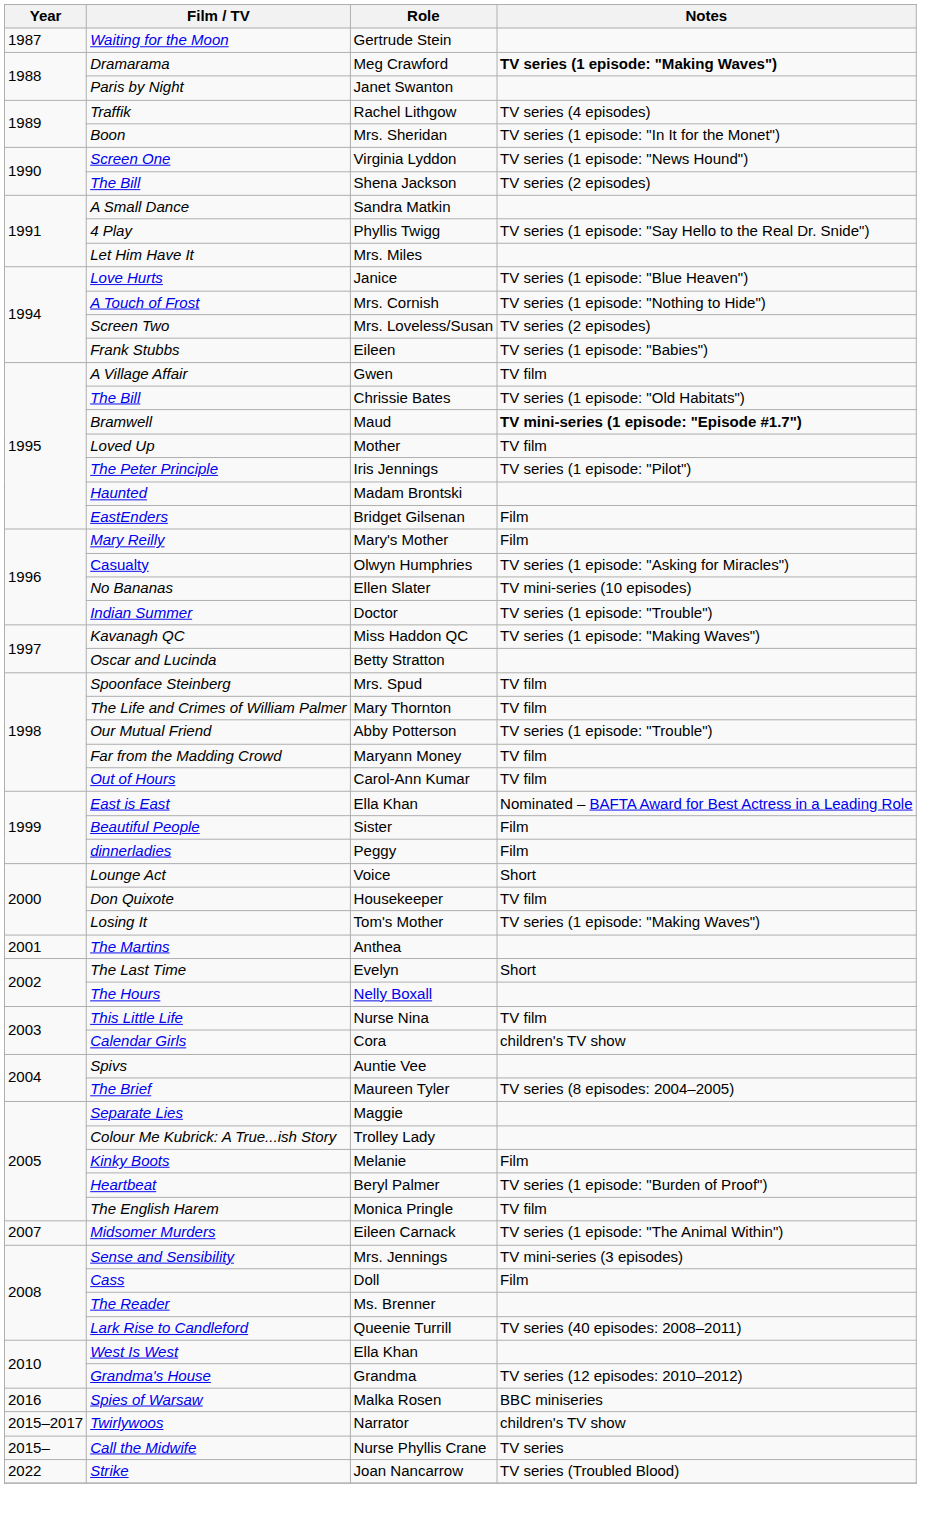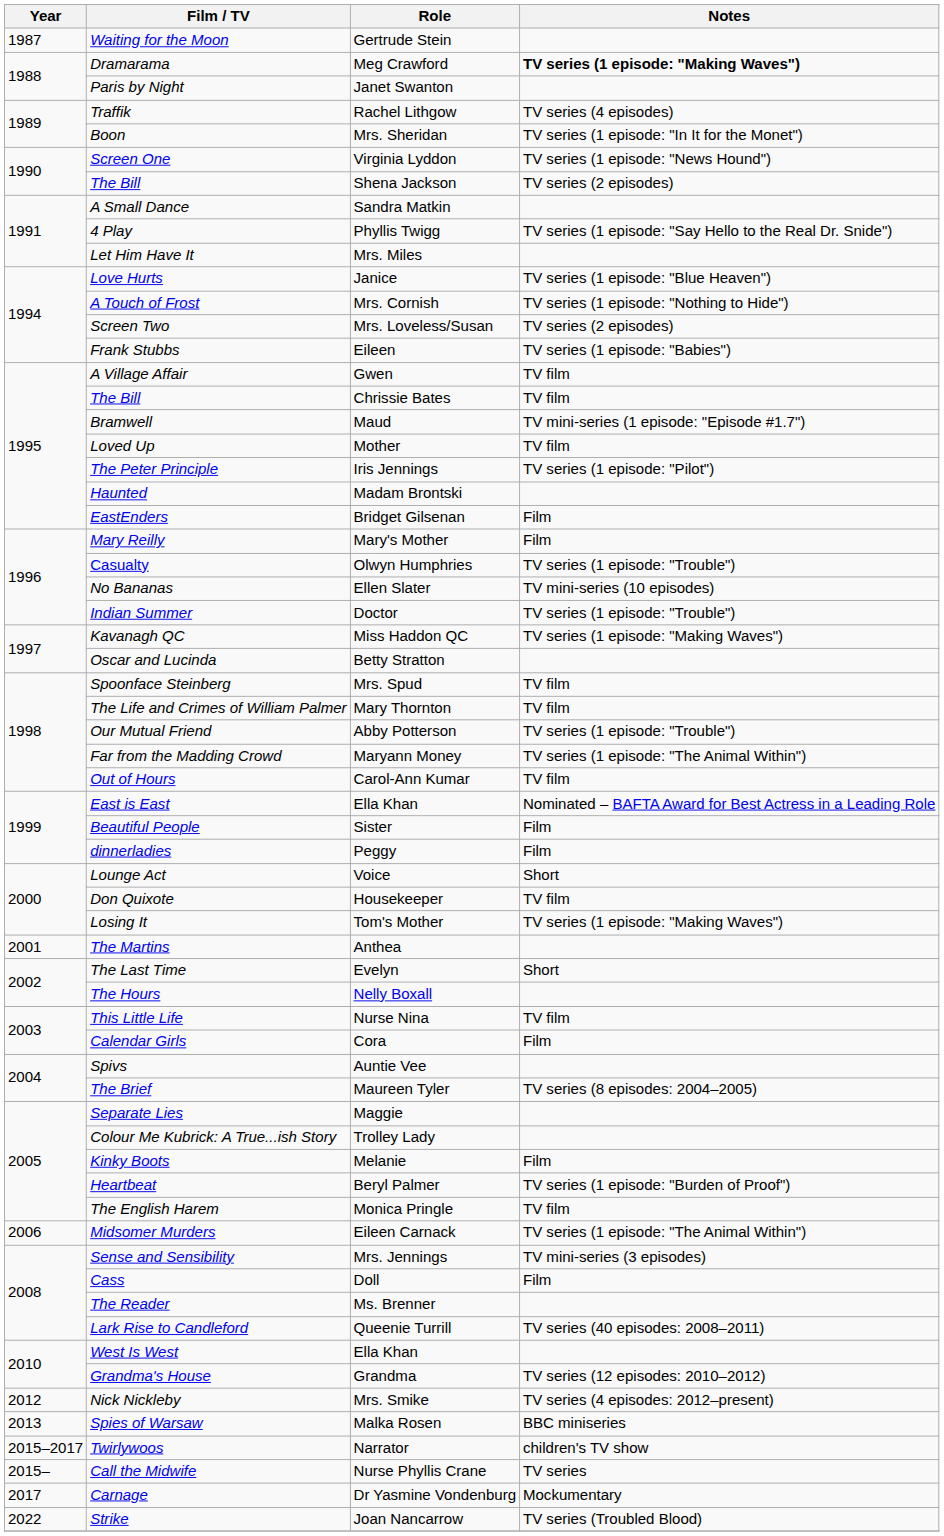(622, 398) TV series (1 episode: "Old Habitats") -> (546, 398) TV film
(651, 421) bold -> (664, 421) normal
(645, 565) TV series (1 episode: "Asking for Miracles") -> (629, 565) TV series (1 episode: "Trouble")
(523, 755) TV film -> (665, 755) TV series (1 episode: "The Animal Within")
(563, 1042) children's TV show -> (537, 1042) Film
(25, 1232) 2007 -> (25, 1232) 2006
+ row: (135, 1399)
(25, 1399) 2016 -> (25, 1423) 2013
+ row: (119, 1495)
